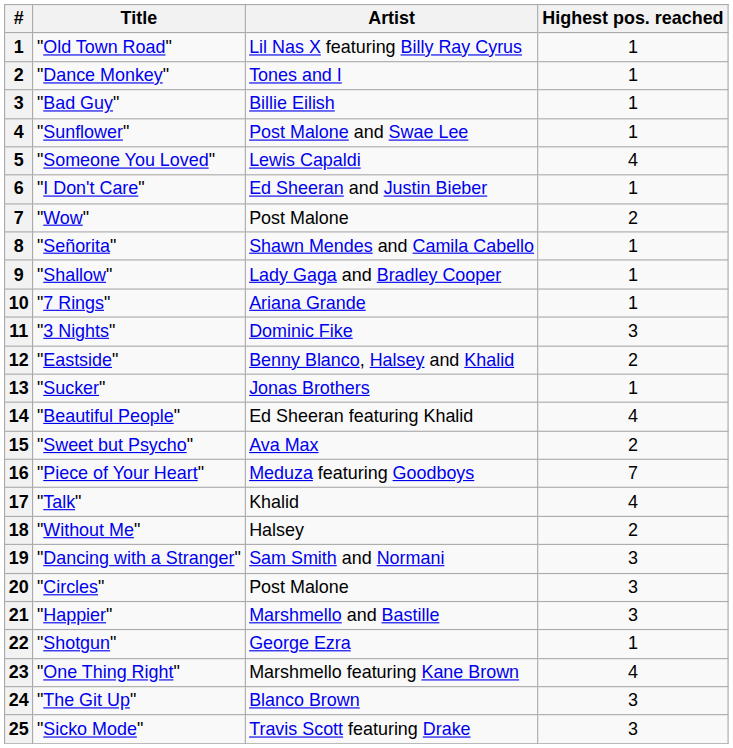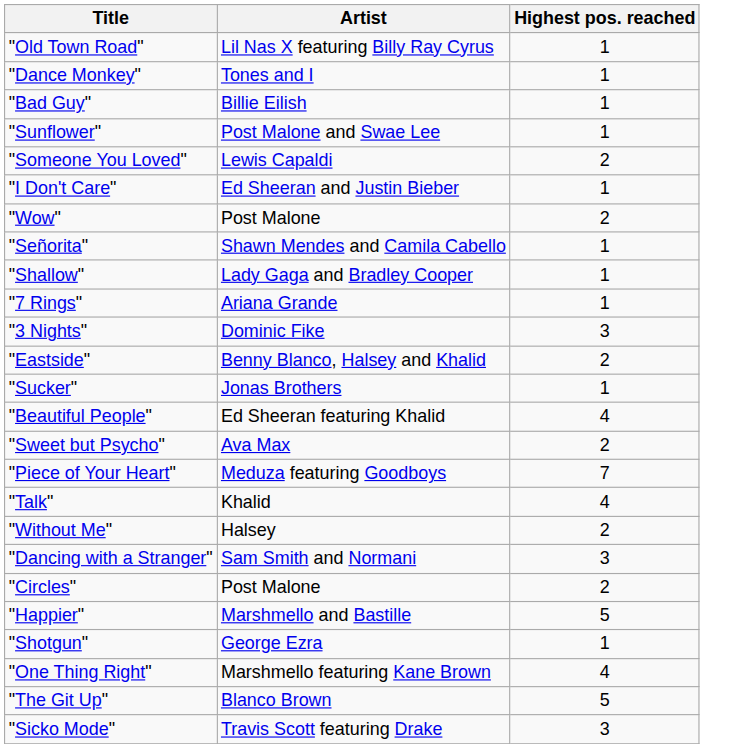- column: (19, 18)
(633, 160) 4 -> (605, 160) 2
(633, 587) 3 -> (605, 587) 2
(633, 615) 3 -> (605, 615) 5
(633, 700) 3 -> (605, 700) 5
